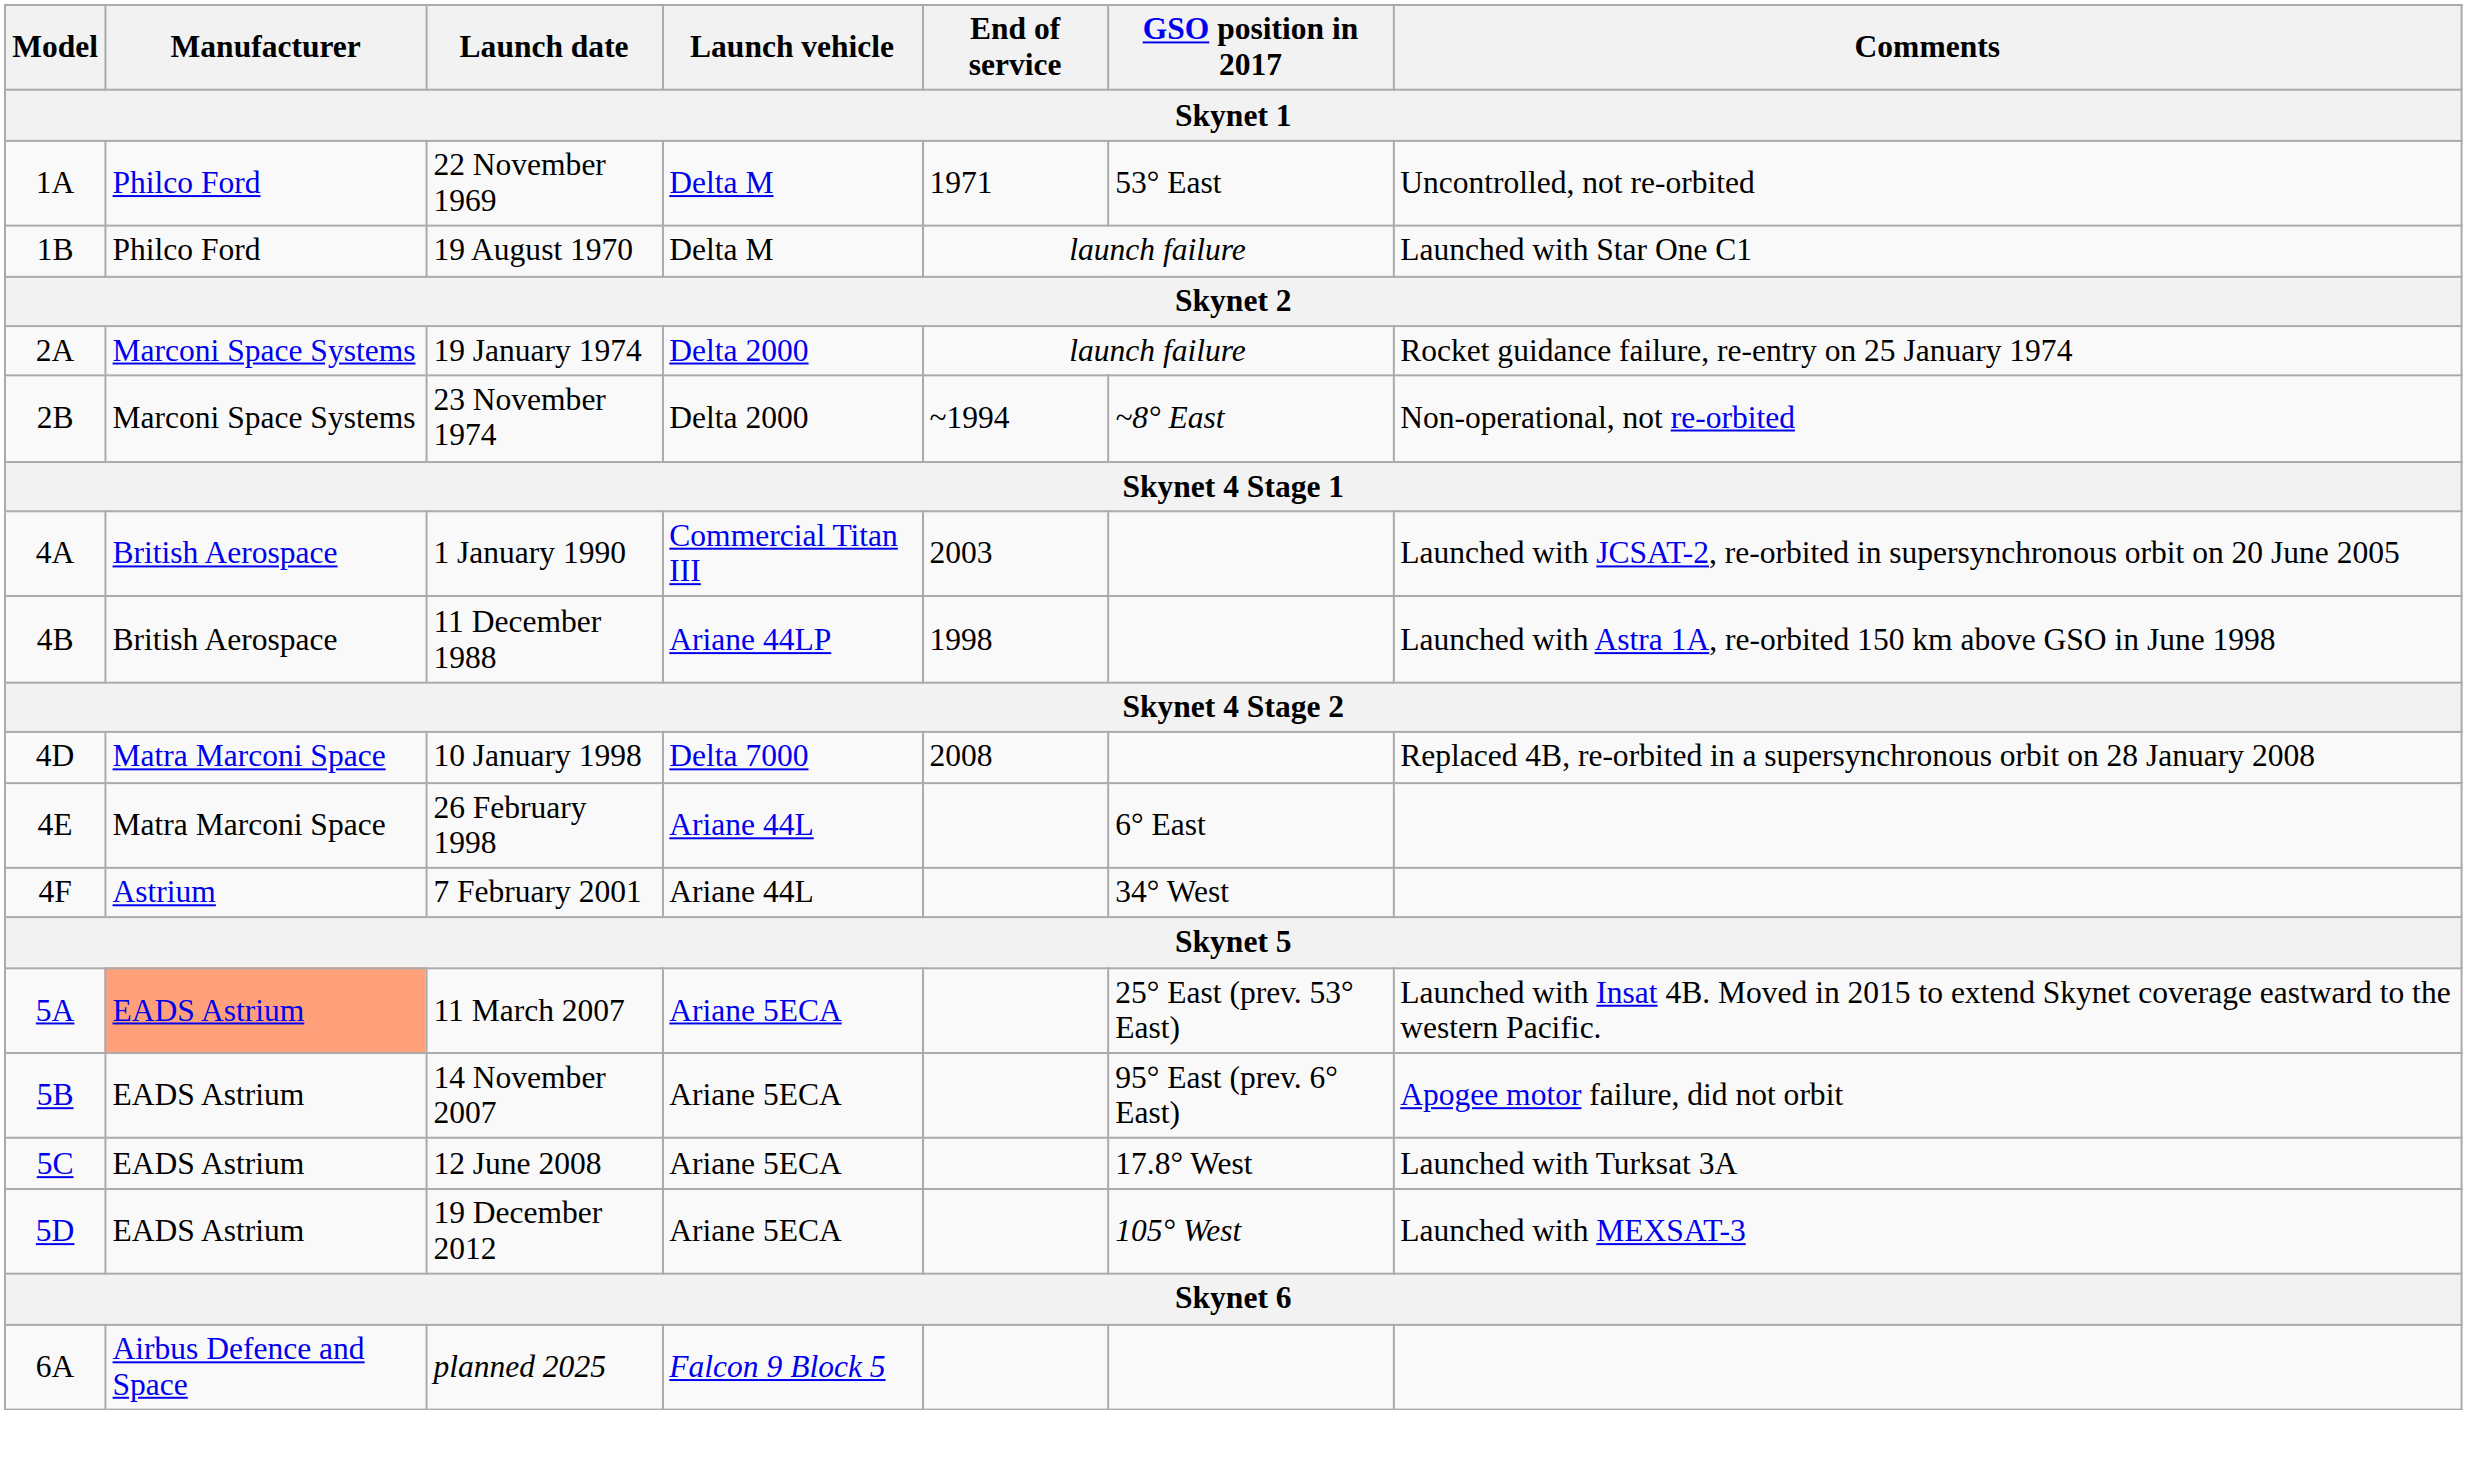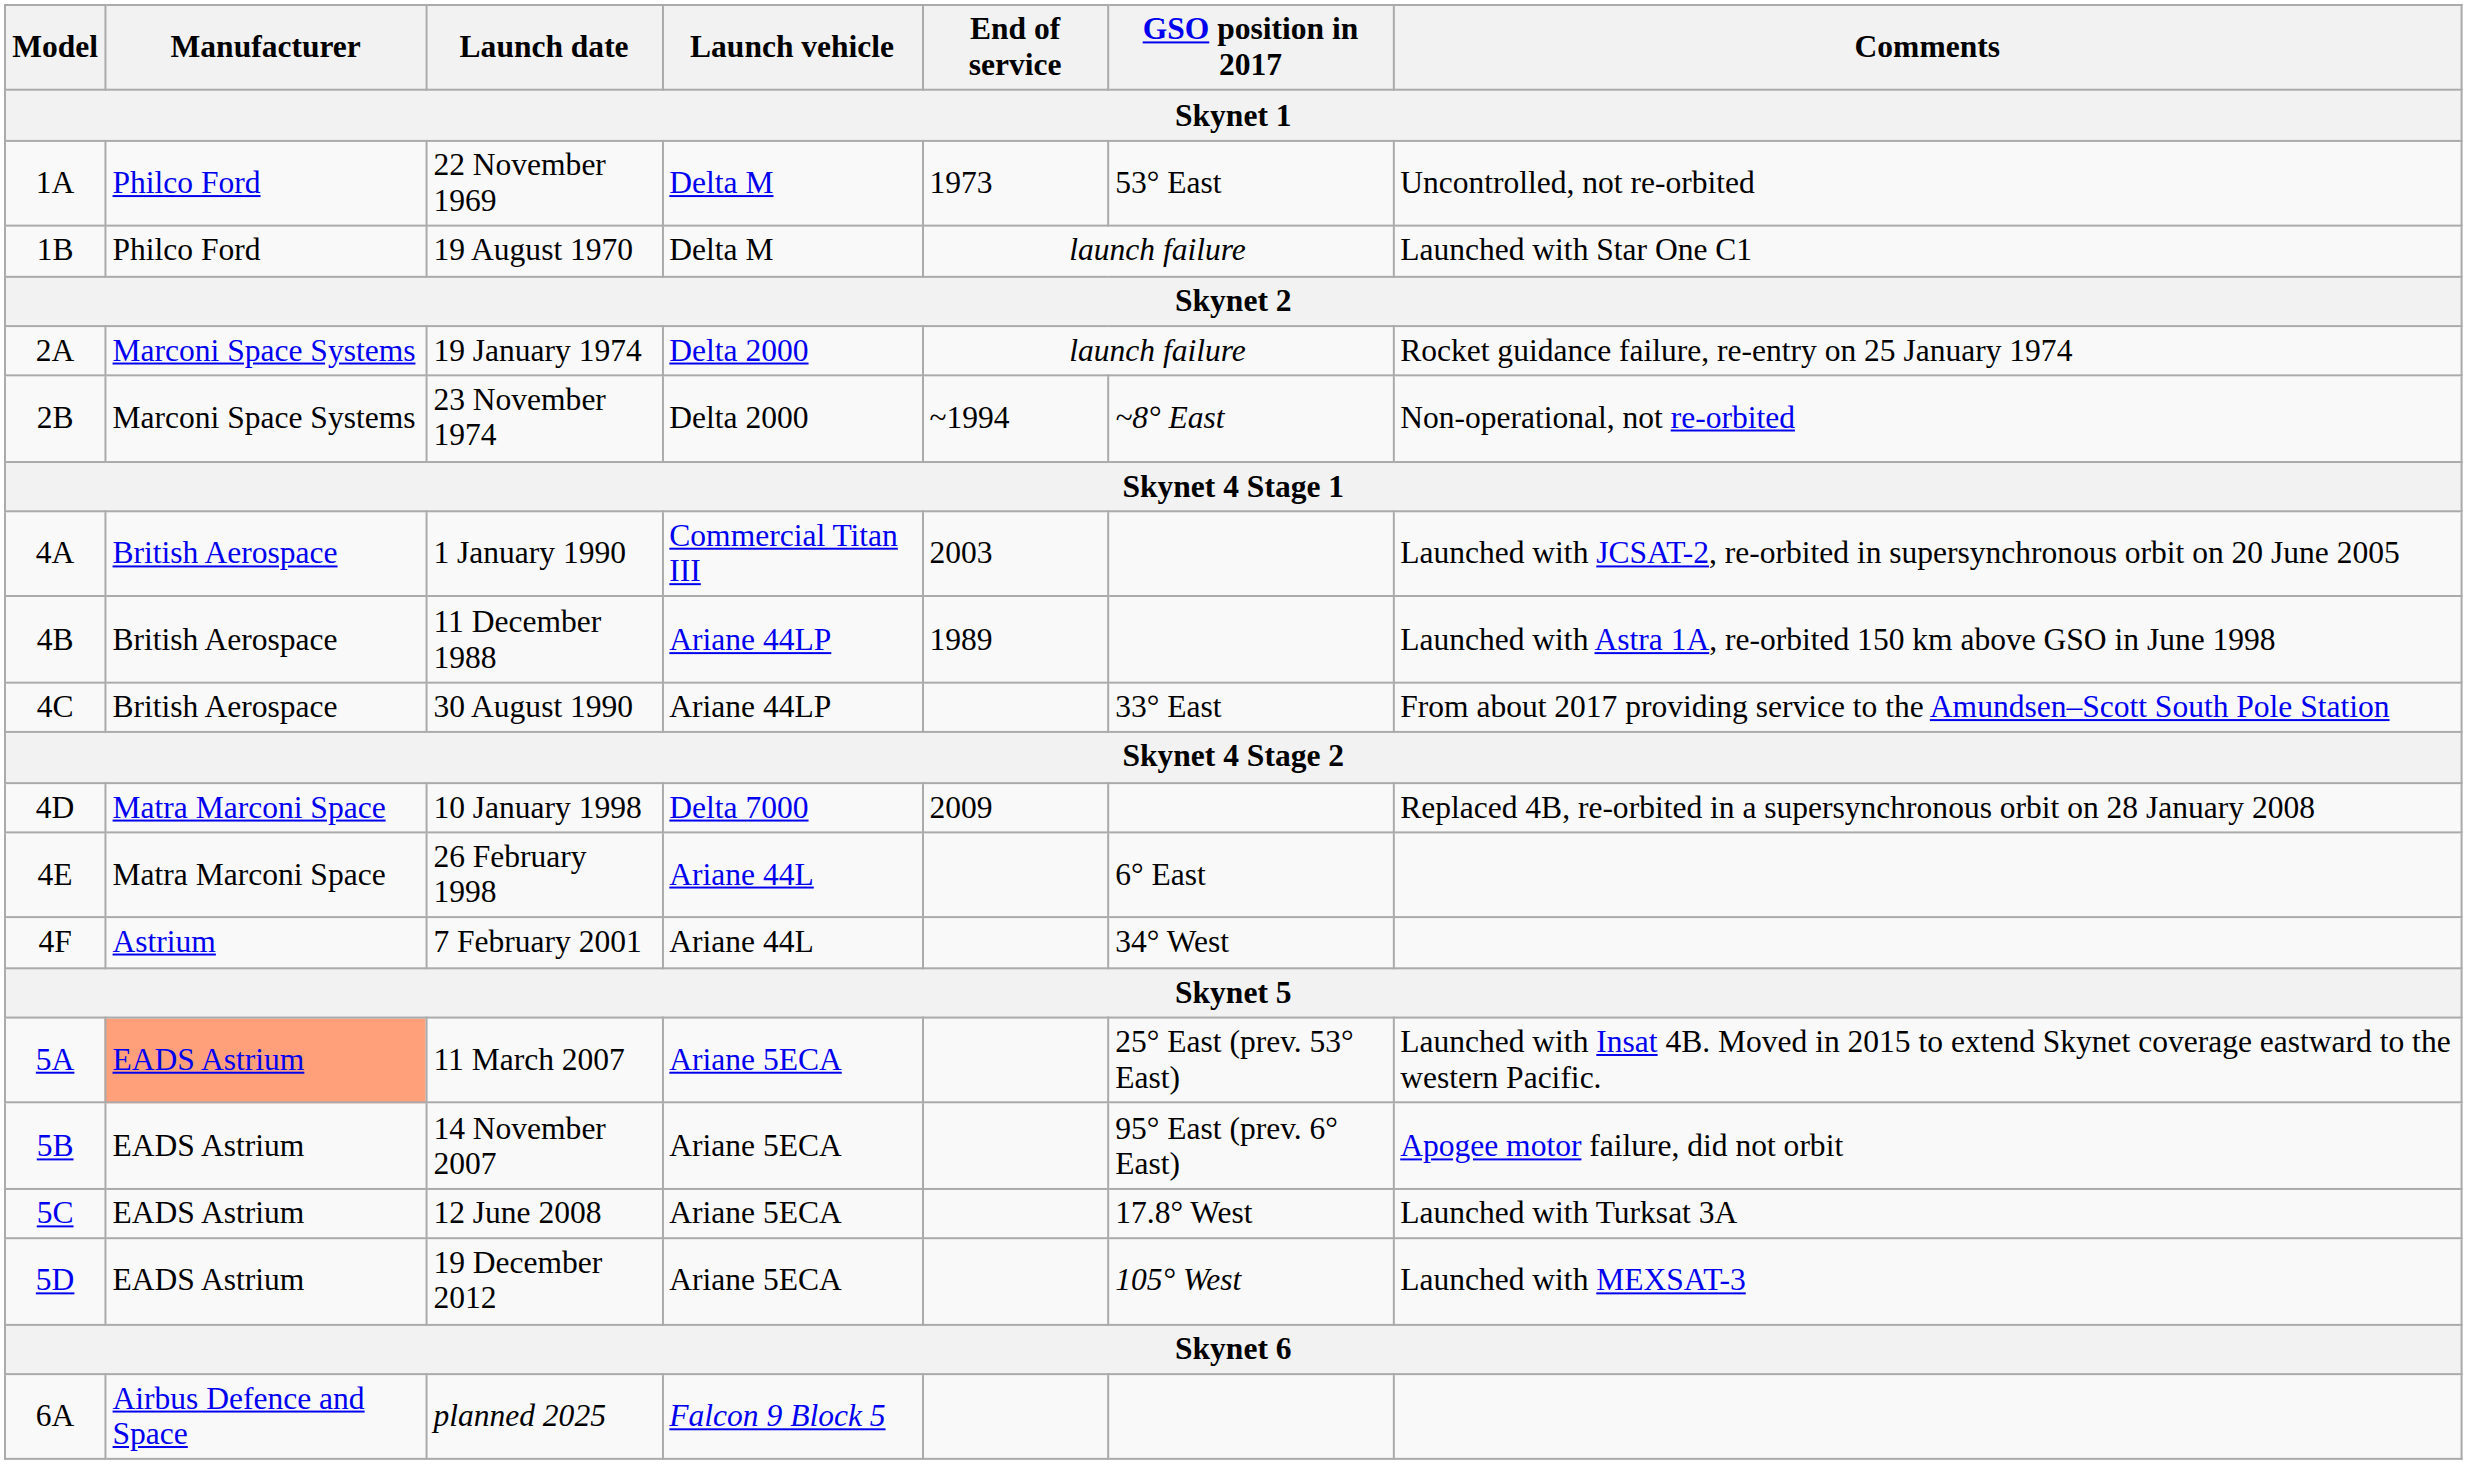(961, 182) 1971 -> (961, 182) 1973
(961, 638) 1998 -> (961, 638) 1989
+ row: (533, 706)
(961, 756) 2008 -> (961, 806) 2009
